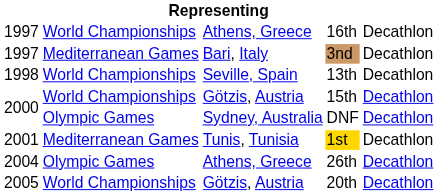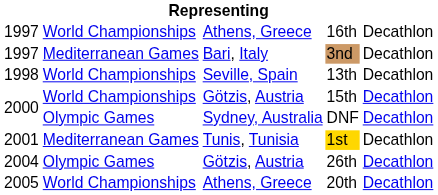(257, 161) Athens, Greece -> (253, 161) Götzis, Austria
(253, 183) Götzis, Austria -> (257, 183) Athens, Greece
